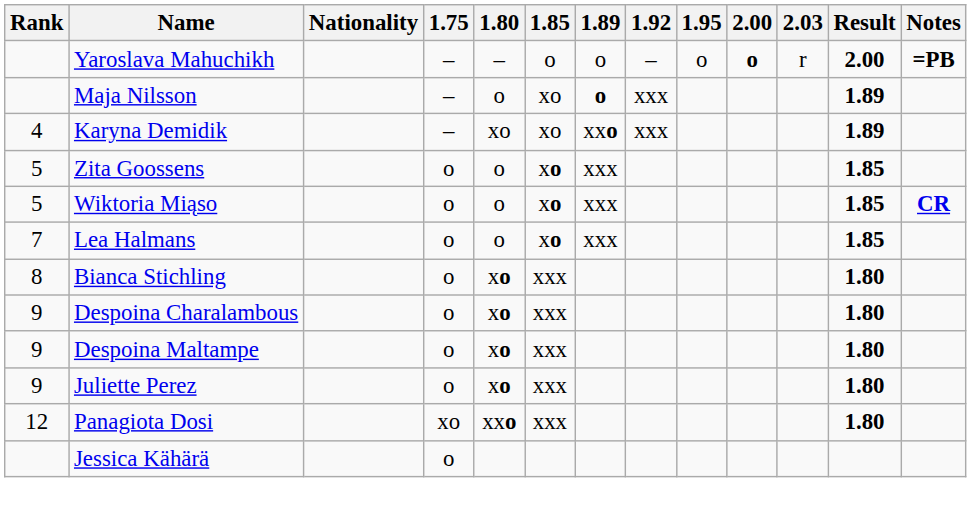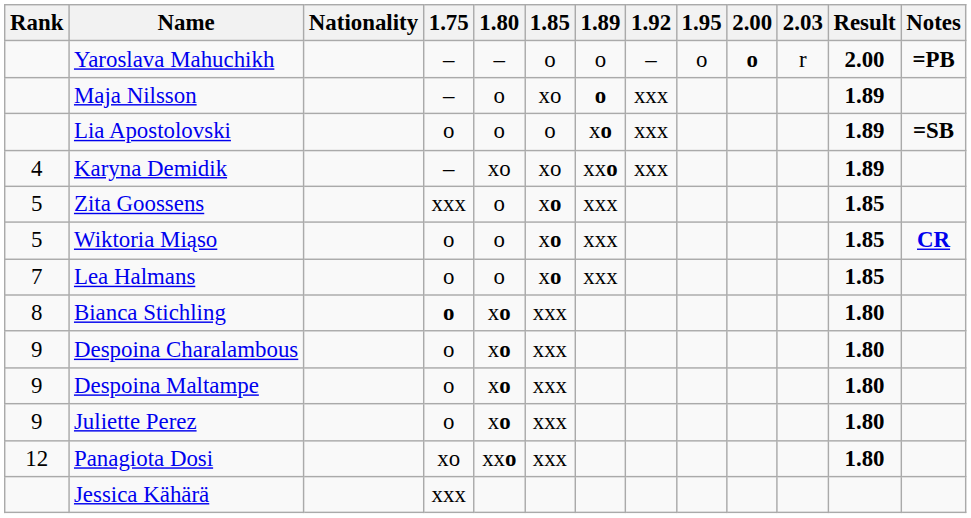+ row: (152, 131)
(449, 167) o -> (449, 204) xxx
(449, 276) normal -> (449, 312) bold
(449, 458) o -> (449, 494) xxx
